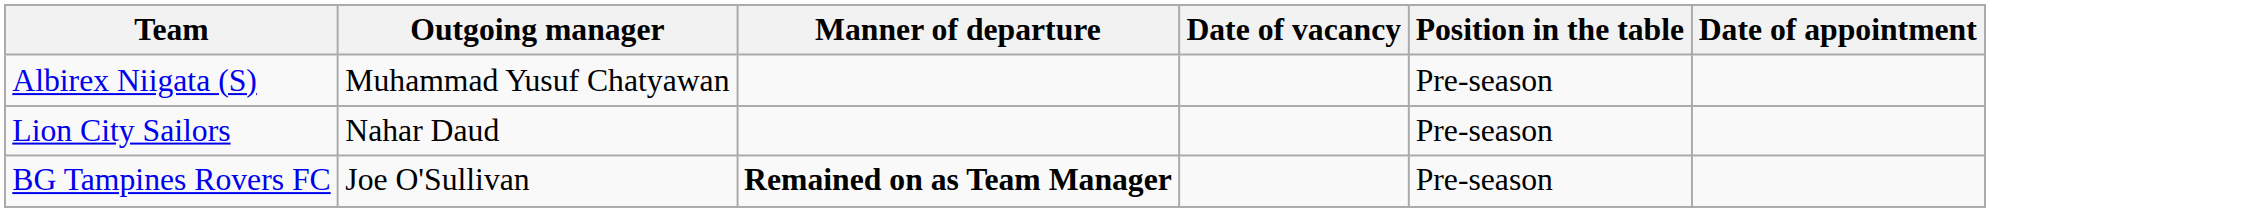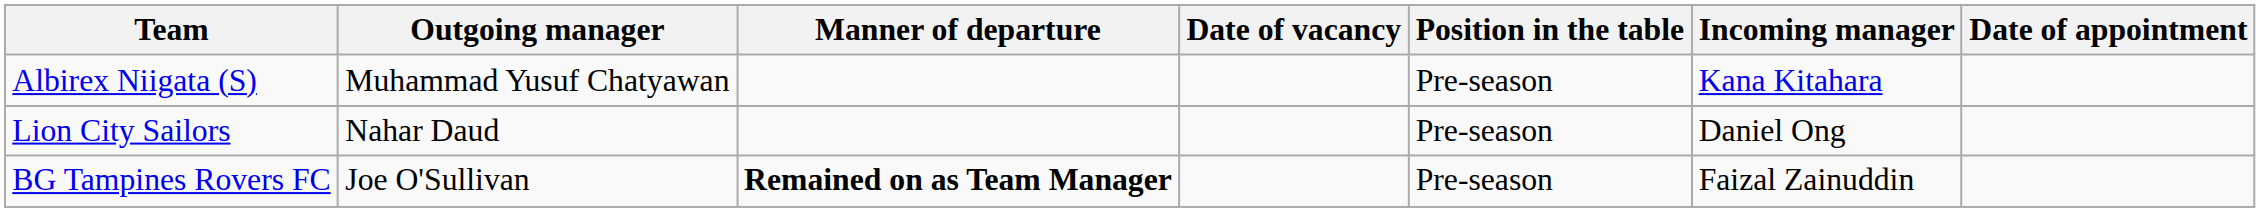+ column: (1827, 29)
